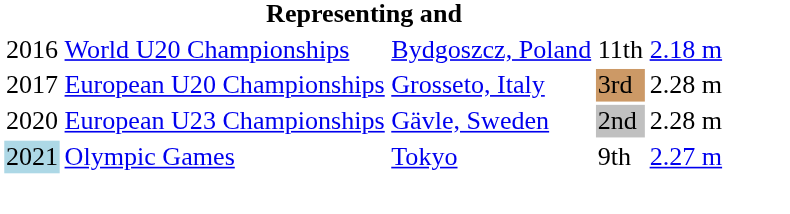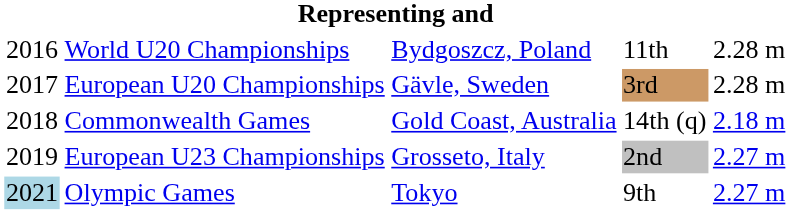(686, 49) 2.18 m -> (749, 49) 2.28 m
(468, 84) Grosseto, Italy -> (470, 84) Gävle, Sweden
+ row: (187, 120)
(32, 120) 2020 -> (32, 156) 2019
(470, 120) Gävle, Sweden -> (468, 156) Grosseto, Italy
(686, 120) 2.28 m -> (749, 156) 2.27 m
